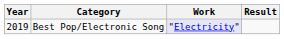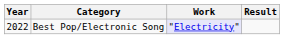(17, 27) 2019 -> (17, 27) 2022
